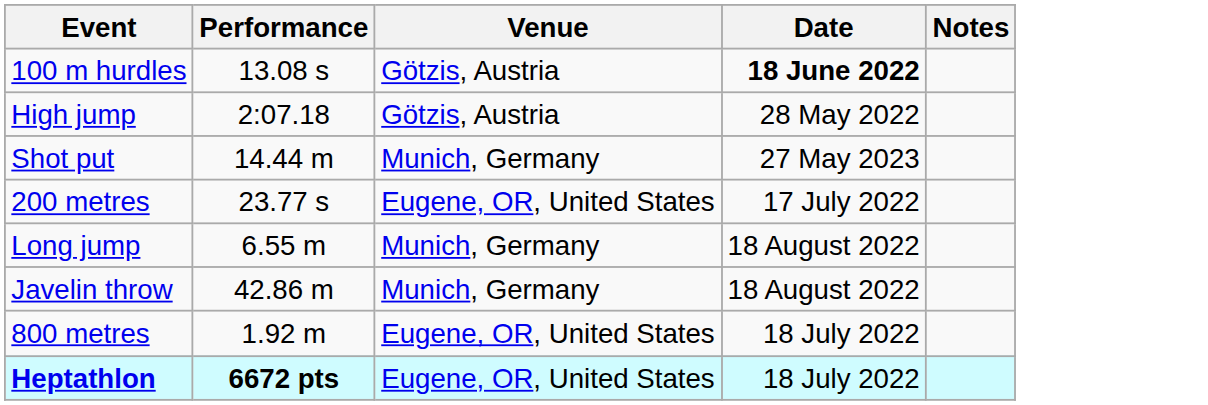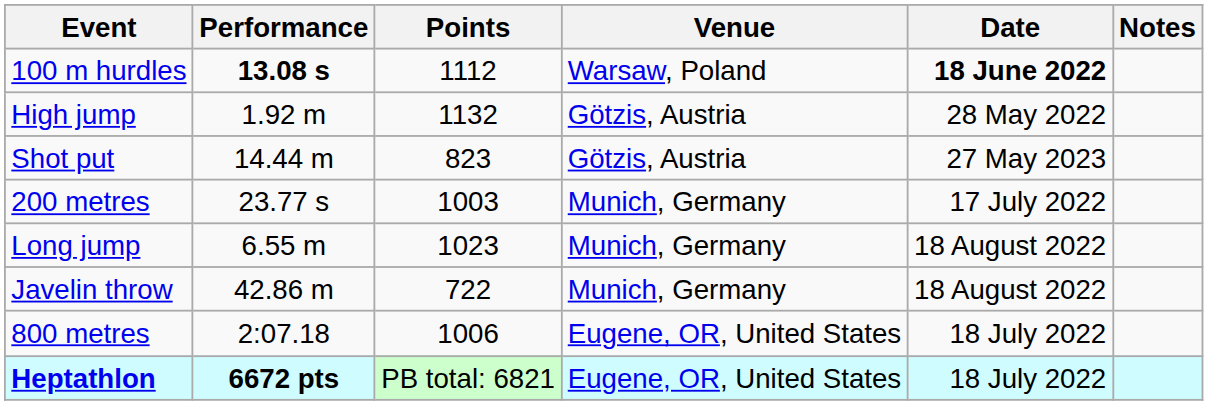+ column: (468, 27)
(284, 71) normal -> (284, 71) bold
(470, 71) Götzis, Austria -> (667, 71) Warsaw, Poland
(284, 115) 2:07.18 -> (284, 115) 1.92 m
(490, 158) Munich, Germany -> (657, 158) Götzis, Austria
(548, 202) Eugene, OR, United States -> (677, 202) Munich, Germany
(284, 334) 1.92 m -> (284, 334) 2:07.18
